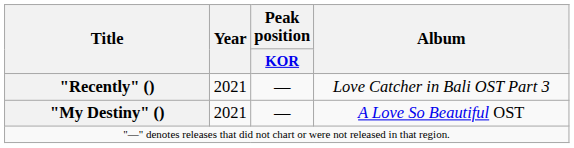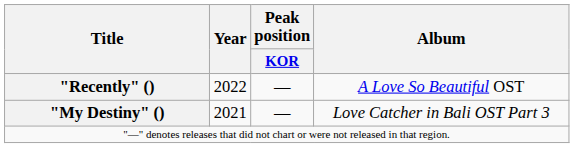(230, 86) 2021 -> (230, 86) 2022
(441, 86) Love Catcher in Bali OST Part 3 -> (441, 86) A Love So Beautiful OST
(441, 112) A Love So Beautiful OST -> (441, 112) Love Catcher in Bali OST Part 3
